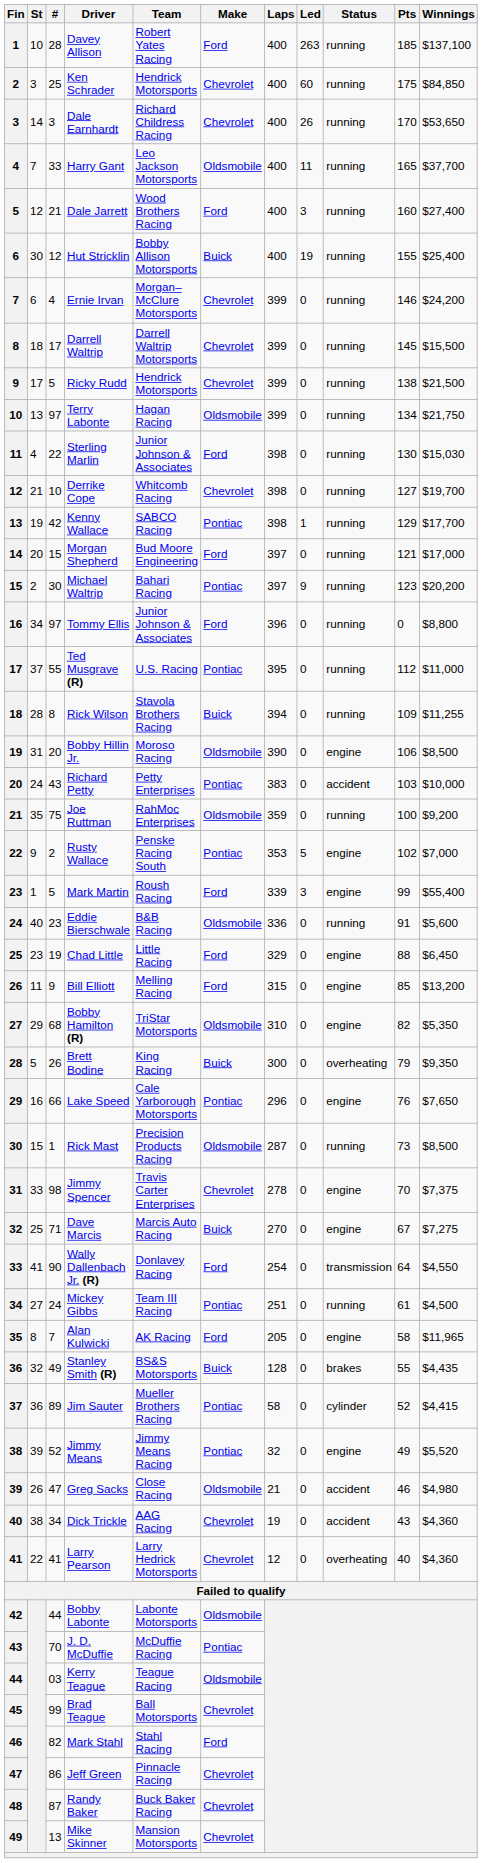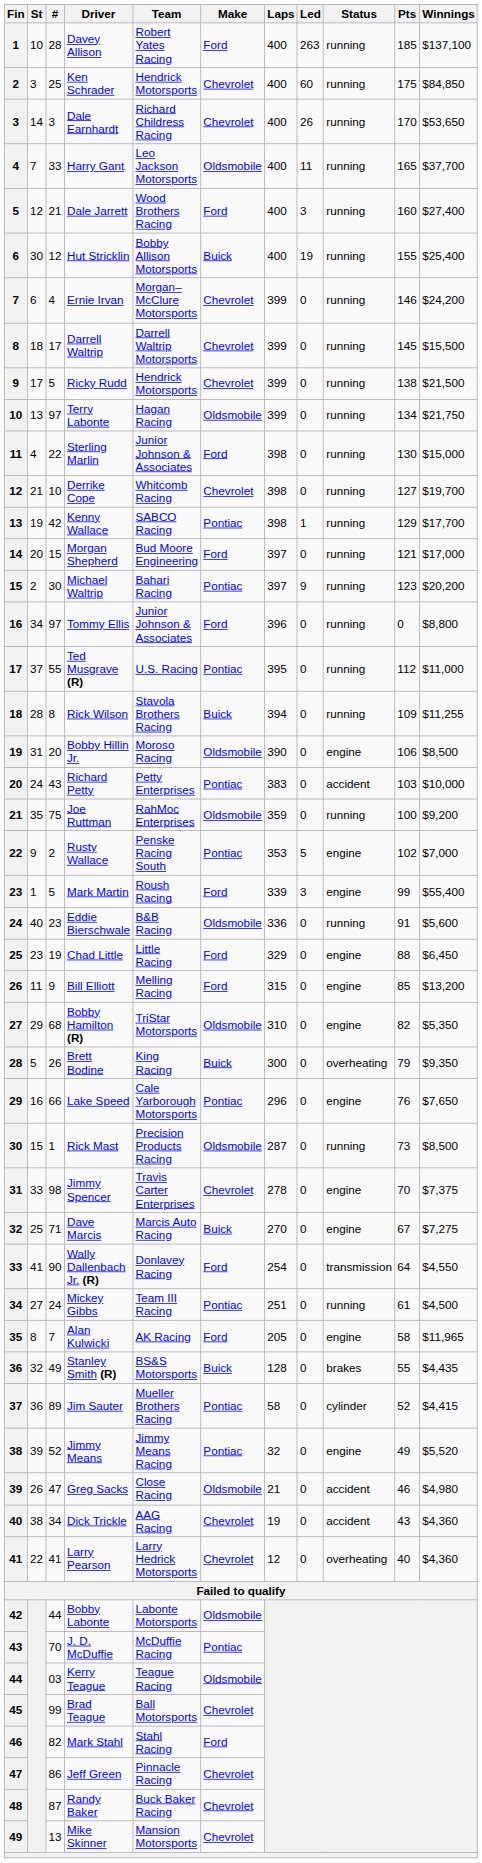(443, 453) $15,030 -> (443, 453) $15,000
